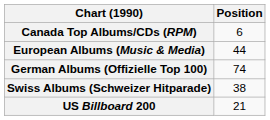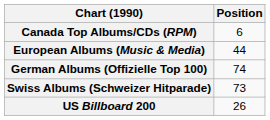(239, 87) 38 -> (239, 87) 73
(239, 106) 21 -> (239, 106) 26
